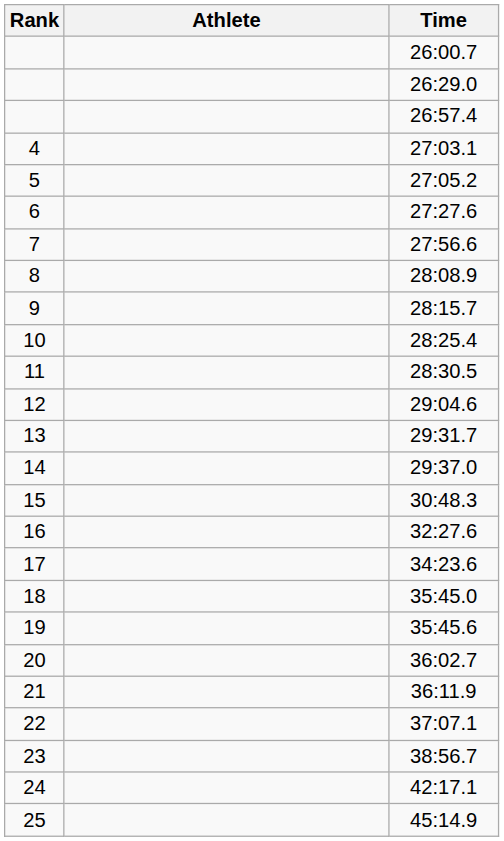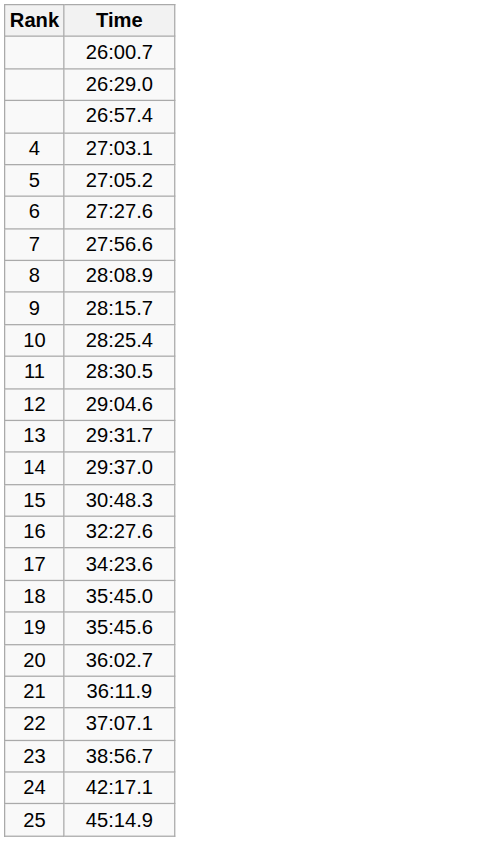- column: (226, 20)
